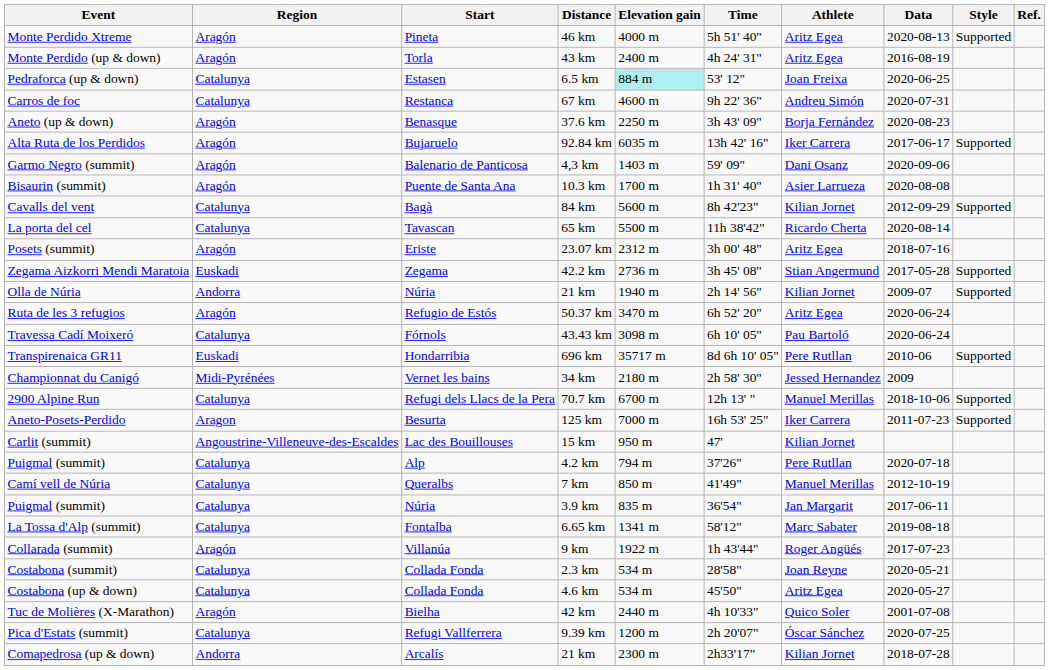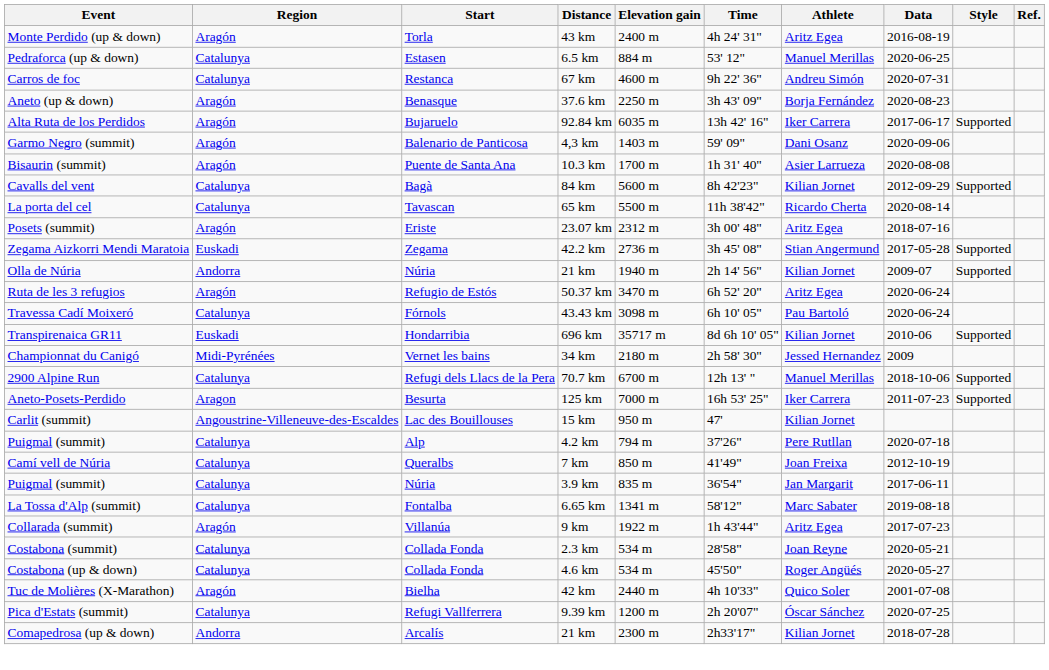- row: (69, 36)
(635, 79) paleturquoise background -> (635, 57) no background
(816, 79) Joan Freixa -> (829, 57) Manuel Merillas
(818, 356) Pere Rutllan -> (820, 334) Kilian Jornet
(829, 484) Manuel Merillas -> (816, 462) Joan Freixa
(823, 548) Roger Angüés -> (814, 526) Aritz Egea
(814, 590) Aritz Egea -> (823, 569) Roger Angüés
